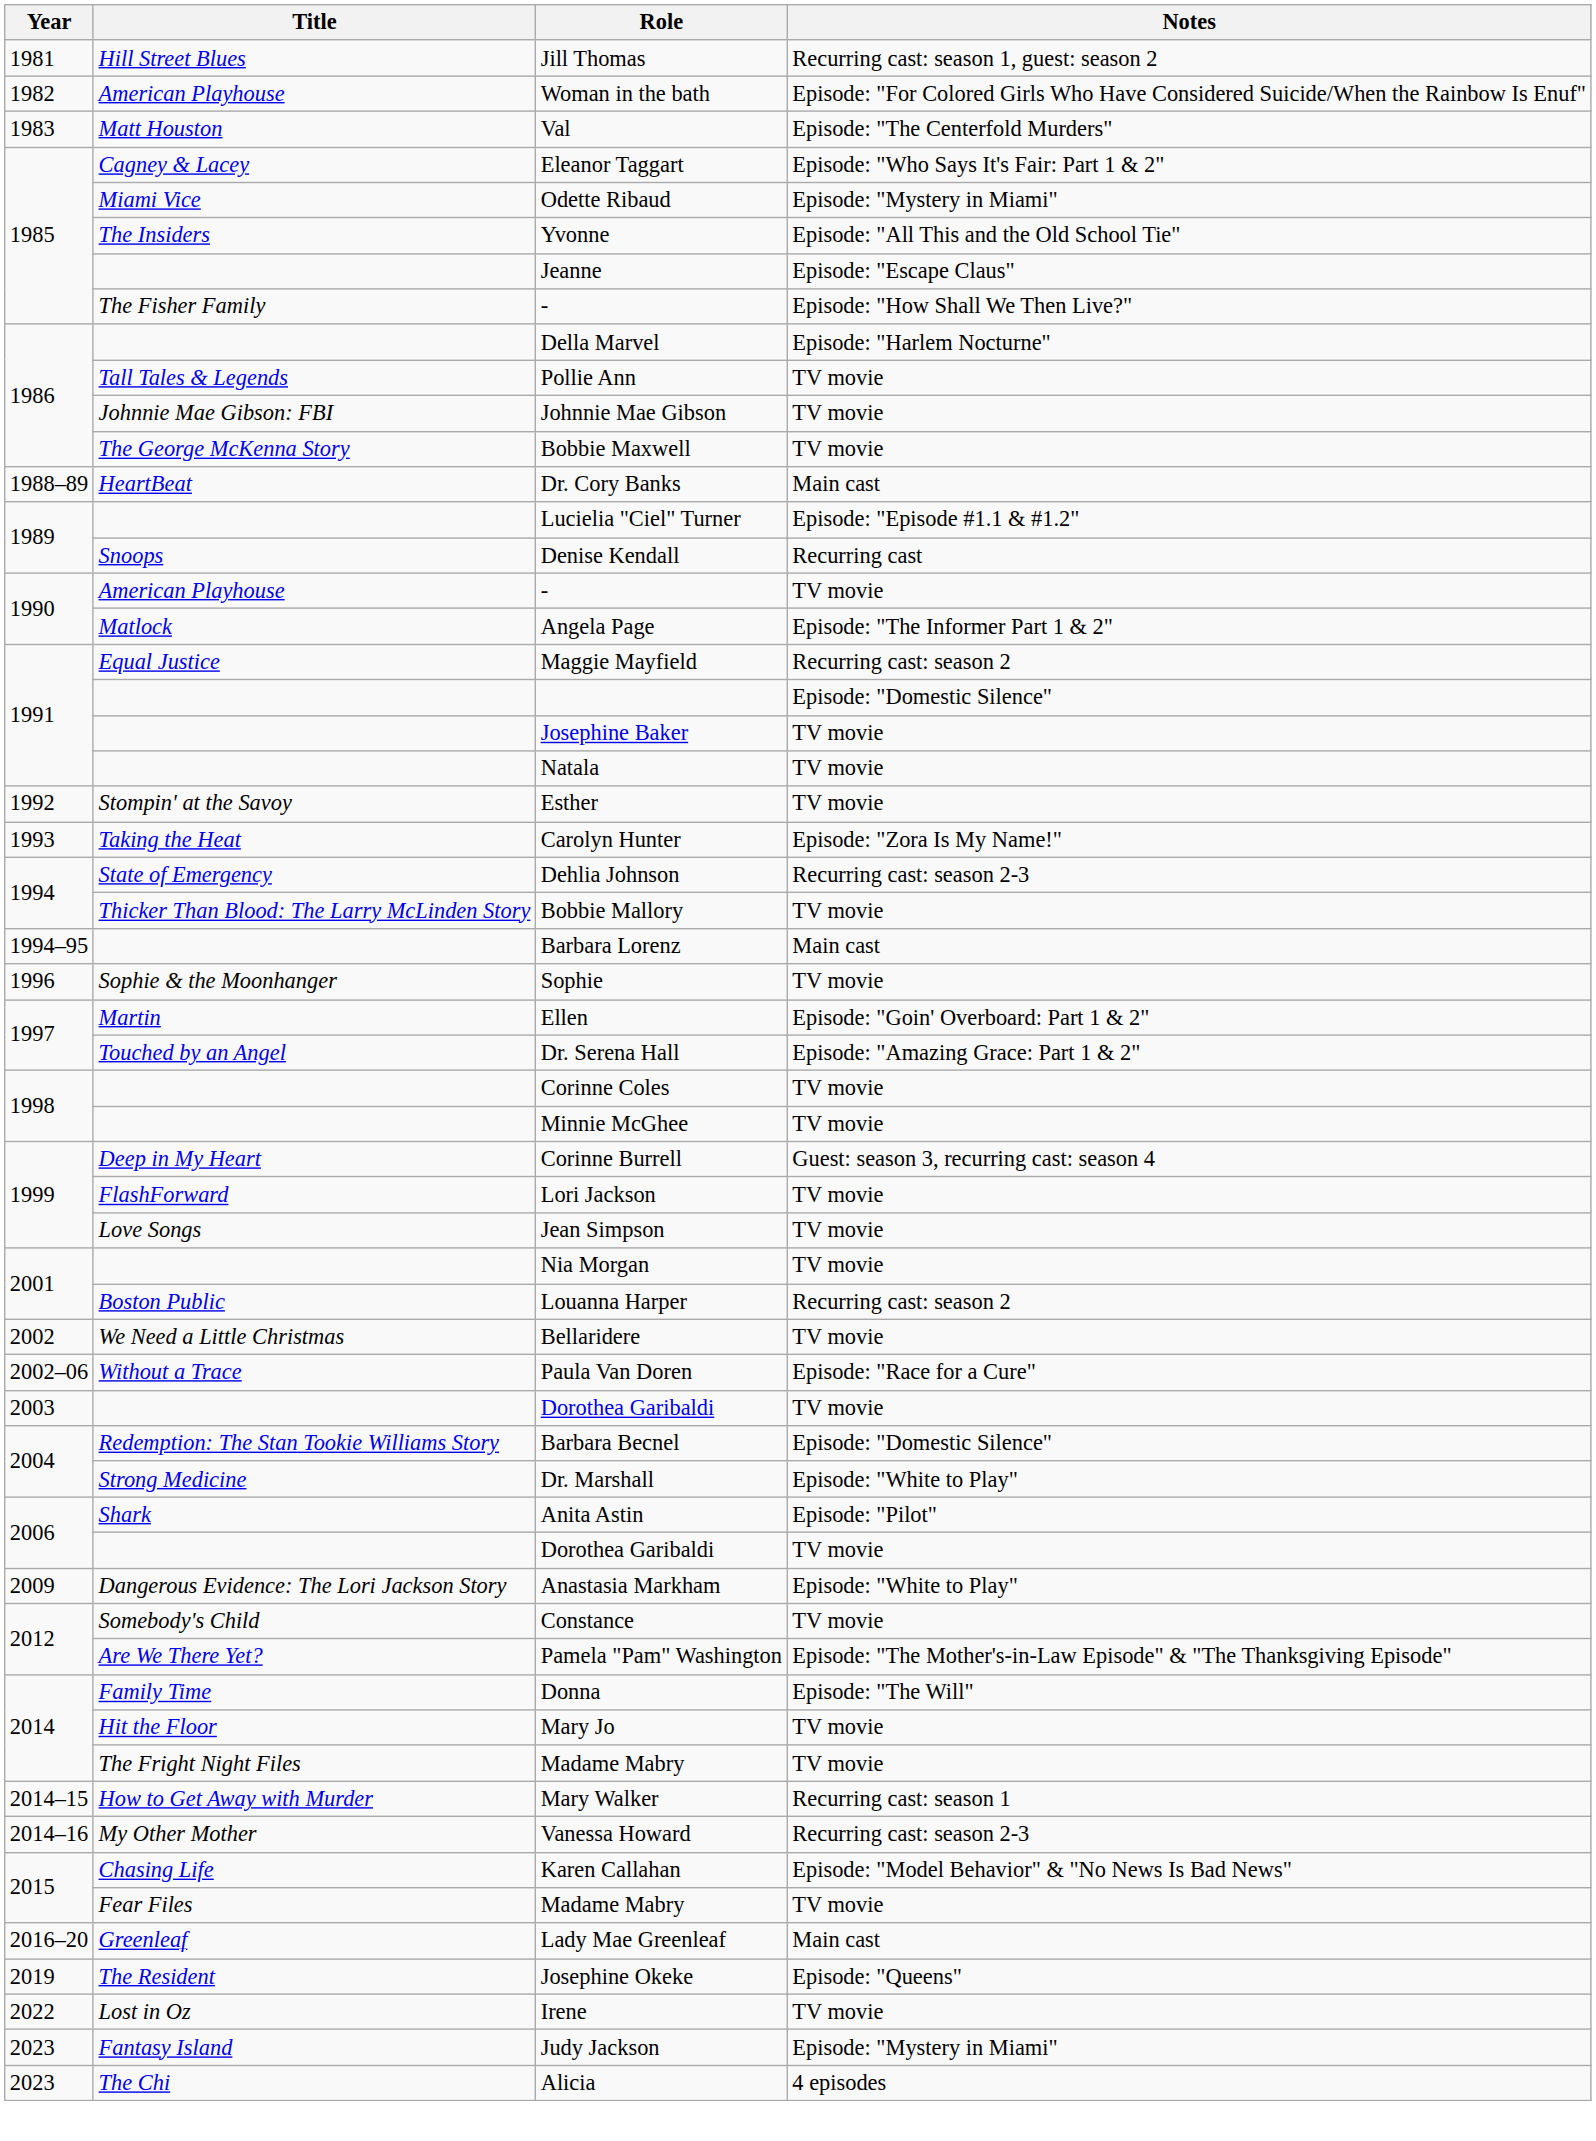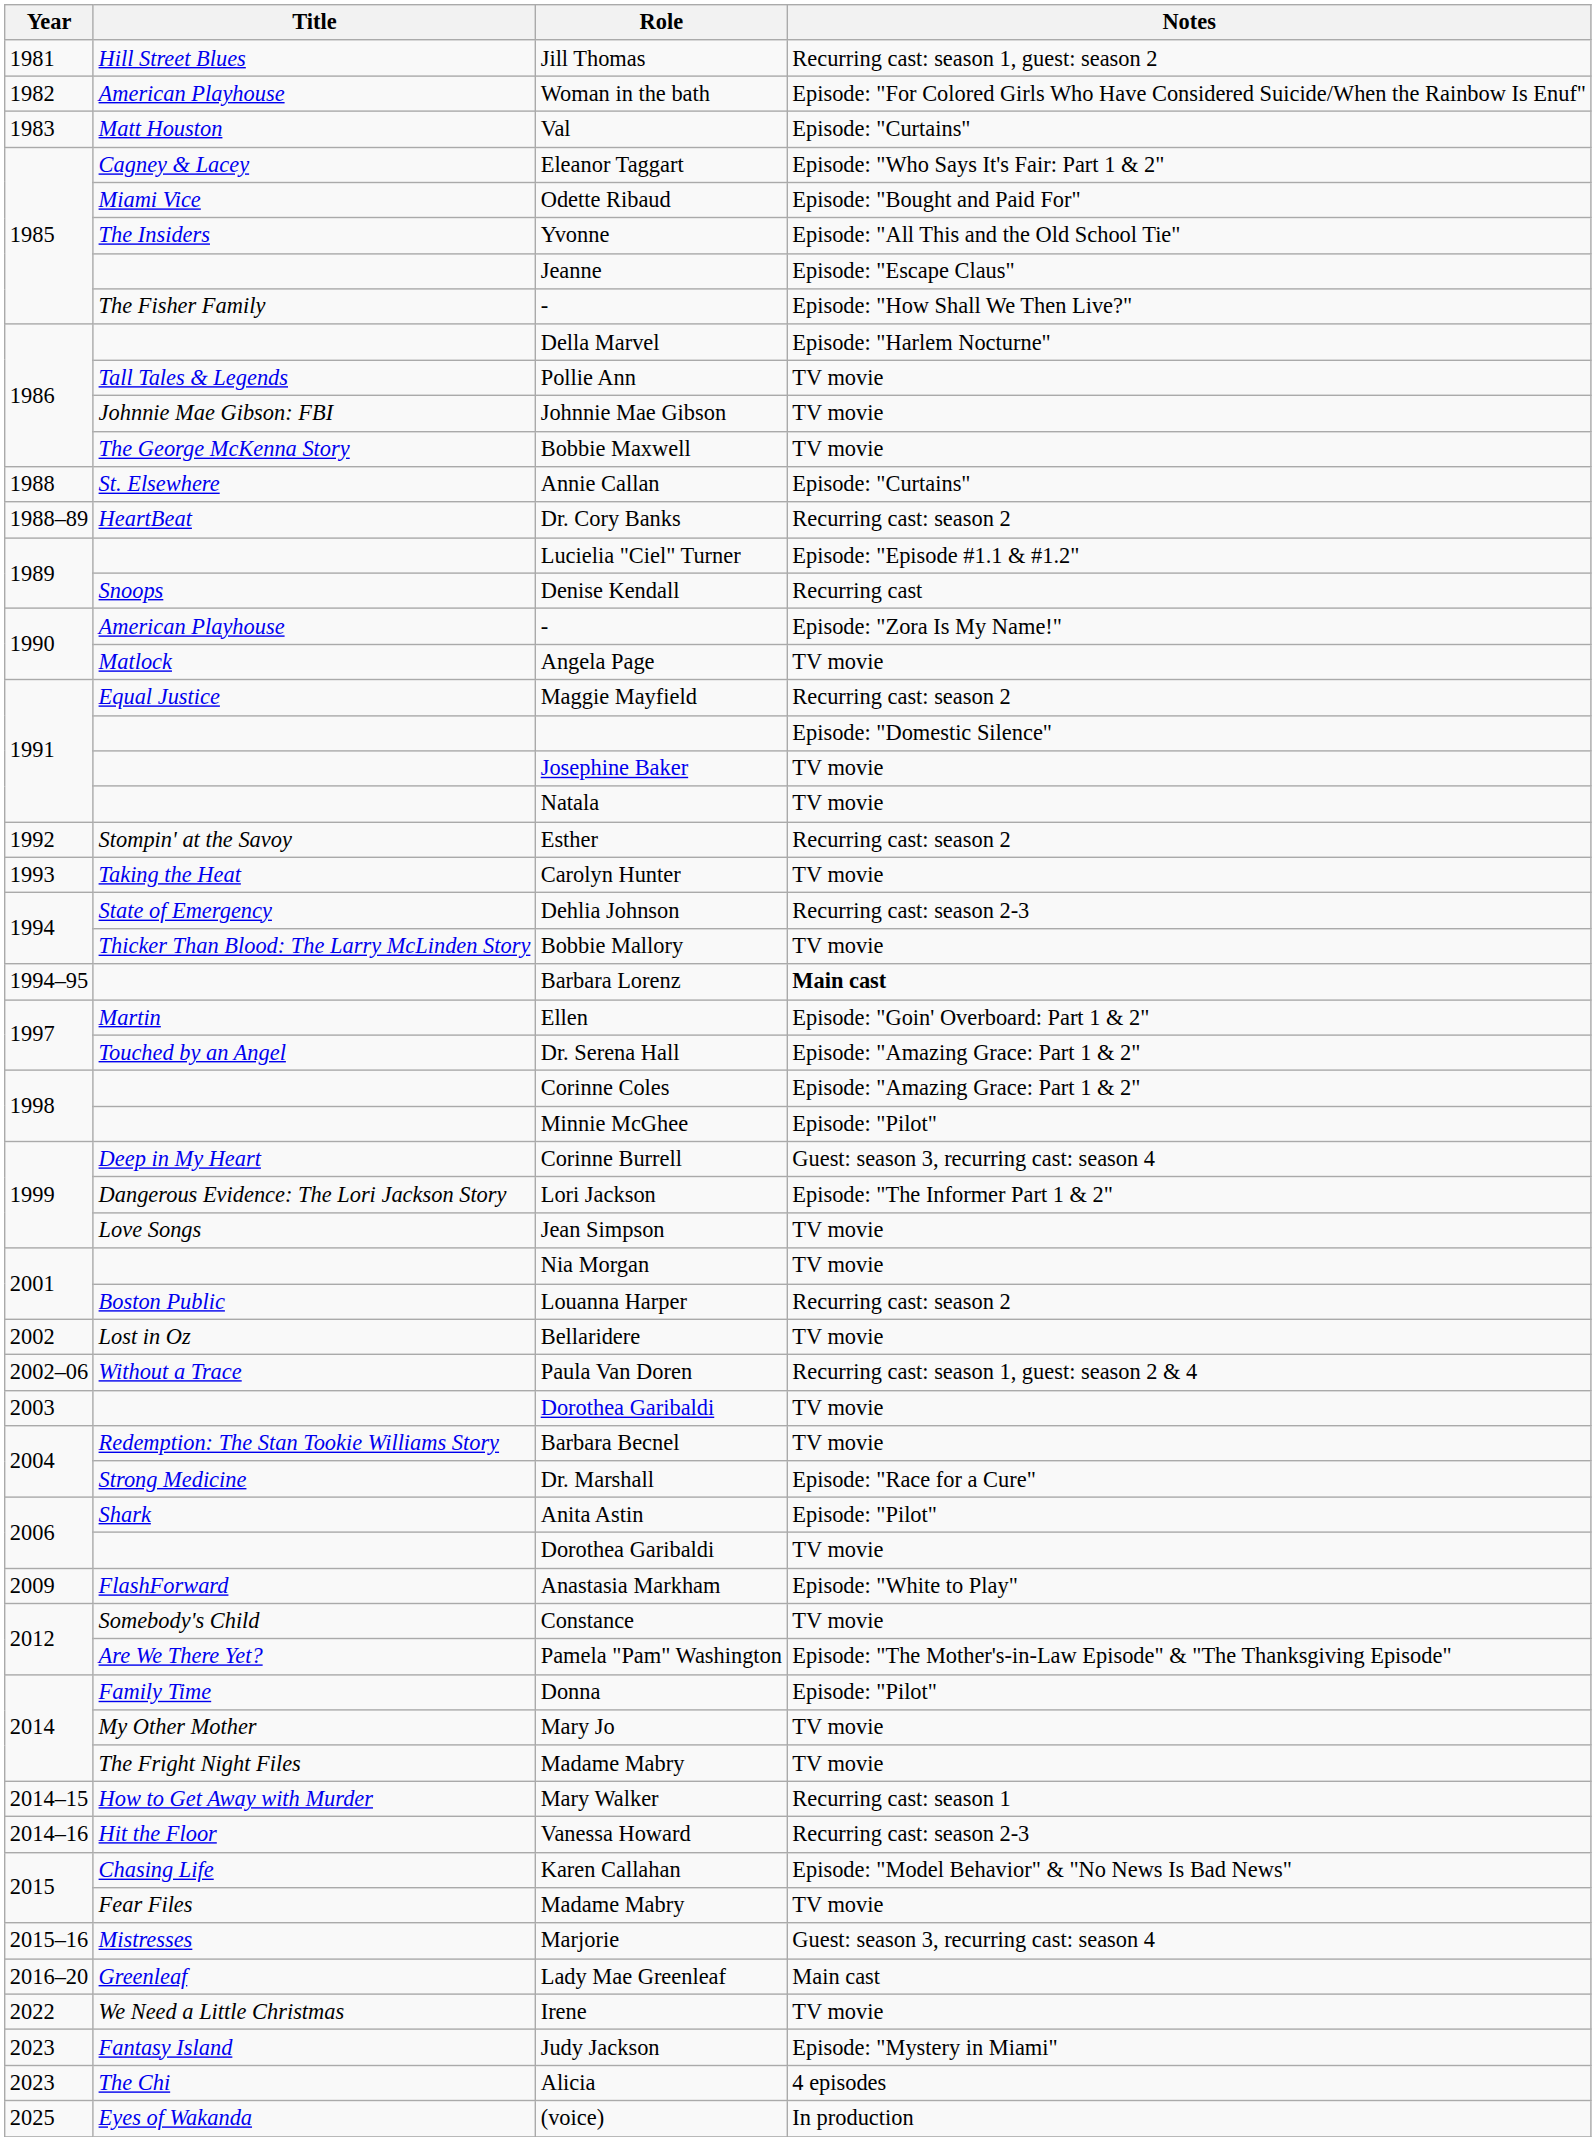(952, 128) Episode: "The Centerfold Murders" -> (881, 128) Episode: "Curtains"
(925, 199) Episode: "Mystery in Miami" -> (936, 199) Episode: "Bought and Paid For"
+ row: (32, 484)
(836, 484) Main cast -> (901, 519) Recurring cast: season 2
(838, 590) TV movie -> (927, 626) Episode: "Zora Is My Name!"
(953, 626) Episode: "The Informer Part 1 & 2" -> (838, 661) TV movie
(838, 803) TV movie -> (901, 839) Recurring cast: season 2
(927, 839) Episode: "Zora Is My Name!" -> (838, 874) TV movie
(836, 945) normal -> (839, 981) bold
- row: (32, 981)
(838, 1088) TV movie -> (966, 1088) Episode: "Amazing Grace: Part 1 & 2"
(838, 1123) TV movie -> (865, 1123) Episode: "Pilot"
(164, 1194) FlashForward -> (303, 1194) Dangerous Evidence: The Lori Jackson Story
(838, 1194) TV movie -> (953, 1194) Episode: "The Informer Part 1 & 2"
(221, 1336) We Need a Little Christmas -> (145, 1336) Lost in Oz
(914, 1372) Episode: "Race for a Cure" -> (995, 1372) Recurring cast: season 1, guest: season 2 & 4
(922, 1443) Episode: "Domestic Silence" -> (838, 1443) TV movie
(905, 1478) Episode: "White to Play" -> (914, 1478) Episode: "Race for a Cure"
(303, 1585) Dangerous Evidence: The Lori Jackson Story -> (164, 1585) FlashForward
(883, 1691) Episode: "The Will" -> (865, 1691) Episode: "Pilot"
(158, 1727) Hit the Floor -> (178, 1727) My Other Mother
(178, 1834) My Other Mother -> (158, 1834) Hit the Floor
+ row: (49, 1940)
- row: (32, 1976)
(145, 2011) Lost in Oz -> (221, 2011) We Need a Little Christmas
+ row: (32, 2118)
